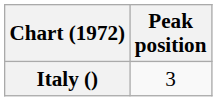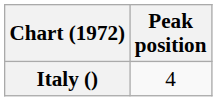(171, 78) 3 -> (171, 78) 4
